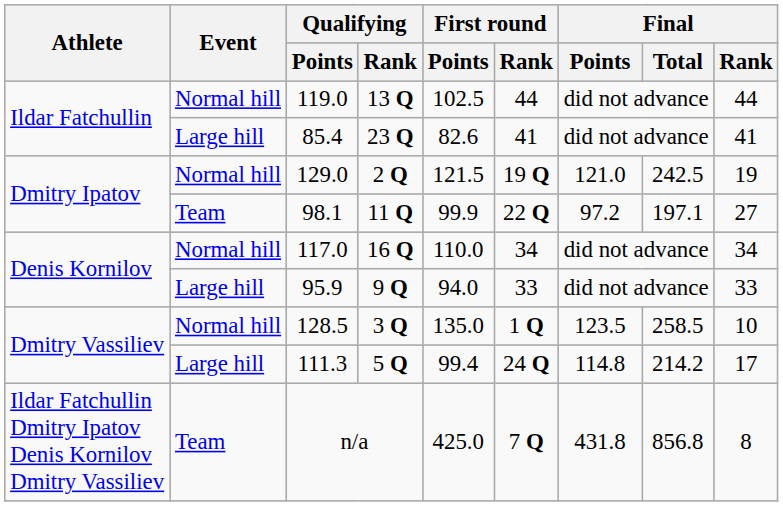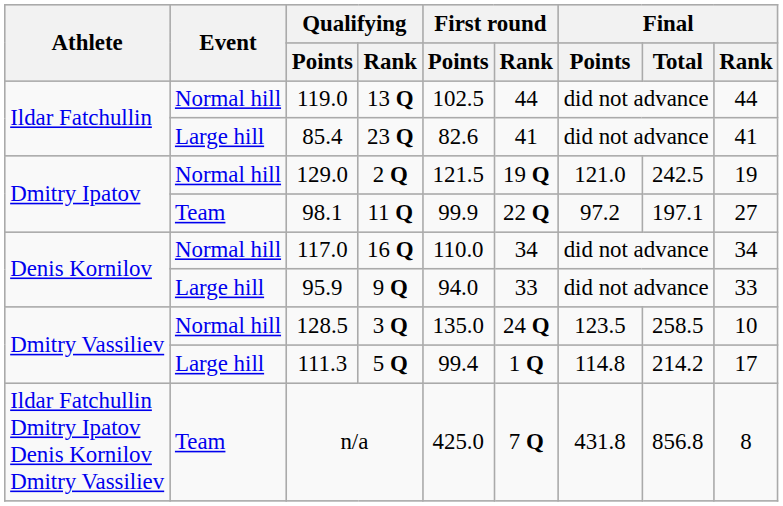(526, 325) 1 Q -> (526, 325) 24 Q
(526, 363) 24 Q -> (526, 363) 1 Q
